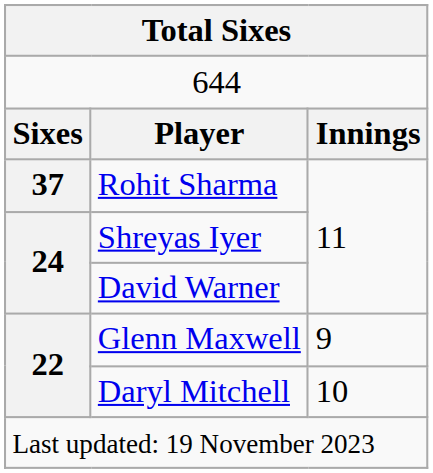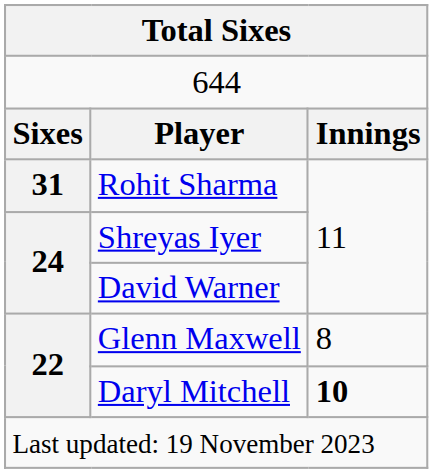(48, 184) 37 -> (48, 184) 31
(324, 339) 9 -> (324, 339) 8
(332, 390) normal -> (332, 390) bold
